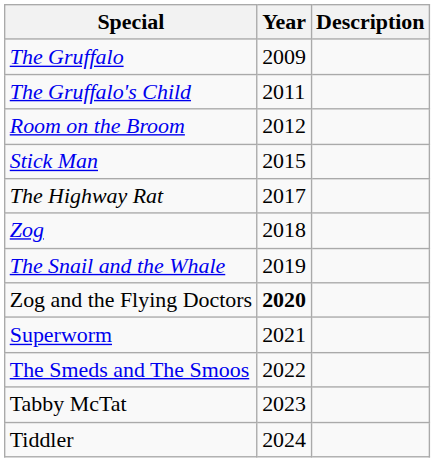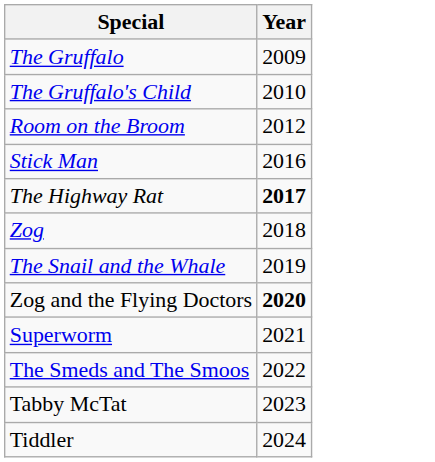- column: (370, 21)
(284, 91) 2011 -> (284, 91) 2010
(284, 160) 2015 -> (284, 160) 2016
(284, 195) normal -> (284, 195) bold
